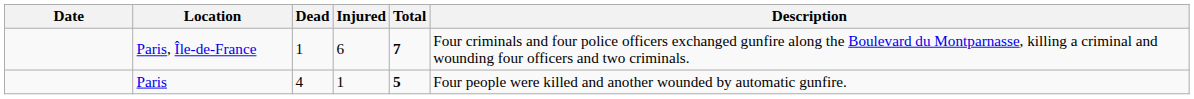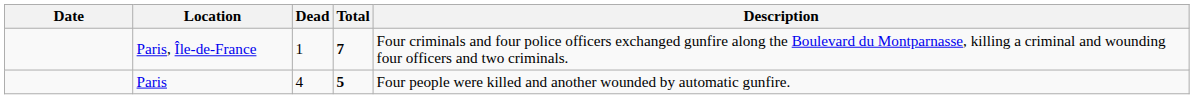- column: (361, 16)
